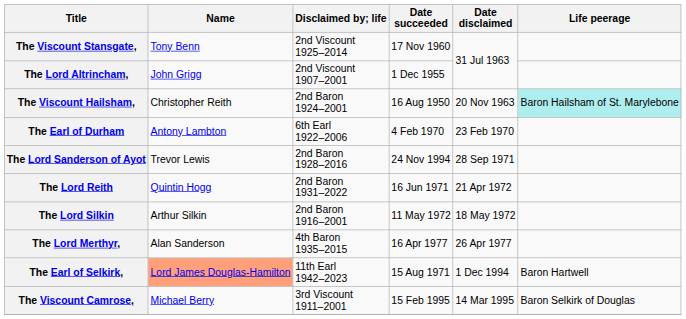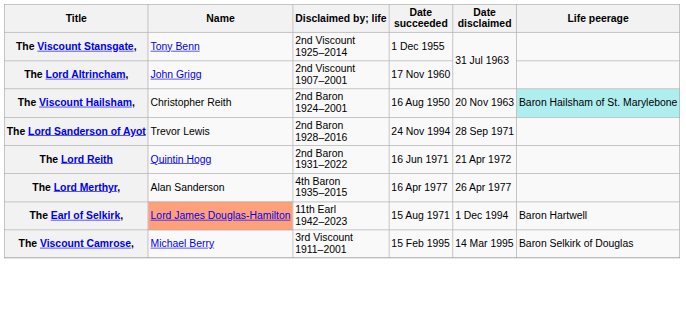(421, 46) 17 Nov 1960 -> (418, 46) 1 Dec 1955
(418, 74) 1 Dec 1955 -> (421, 74) 17 Nov 1960
- row: (76, 131)
- row: (76, 215)
